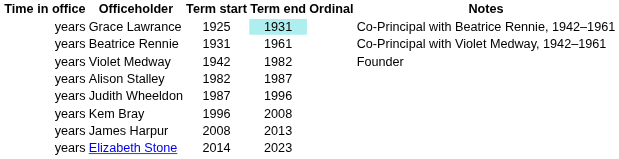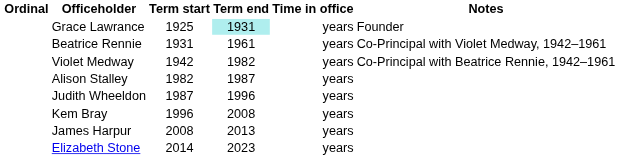columns swapped: (331, 9) <-> (45, 9)
(486, 26) Co-Principal with Beatrice Rennie, 1942–1961 -> (380, 26) Founder
(380, 61) Founder -> (486, 61) Co-Principal with Beatrice Rennie, 1942–1961
